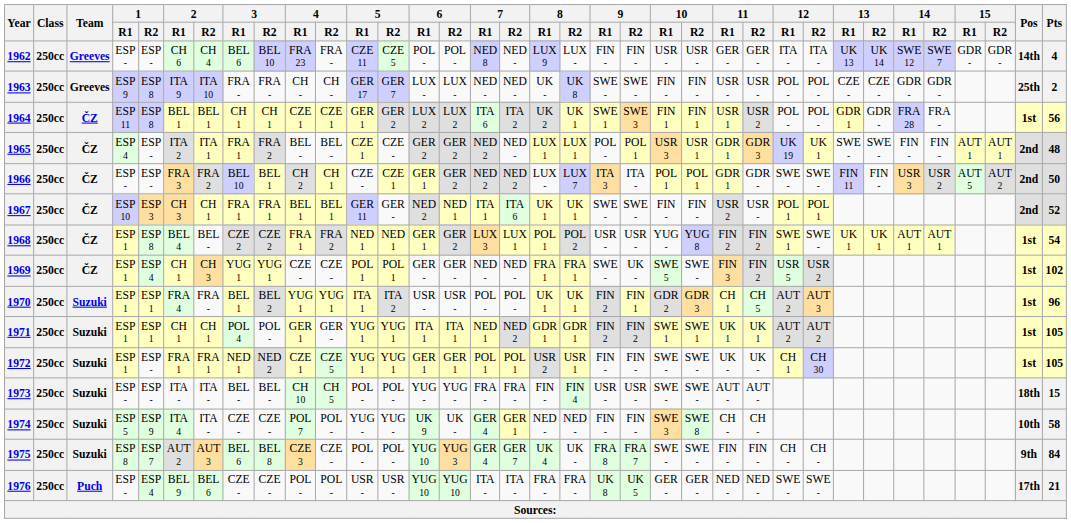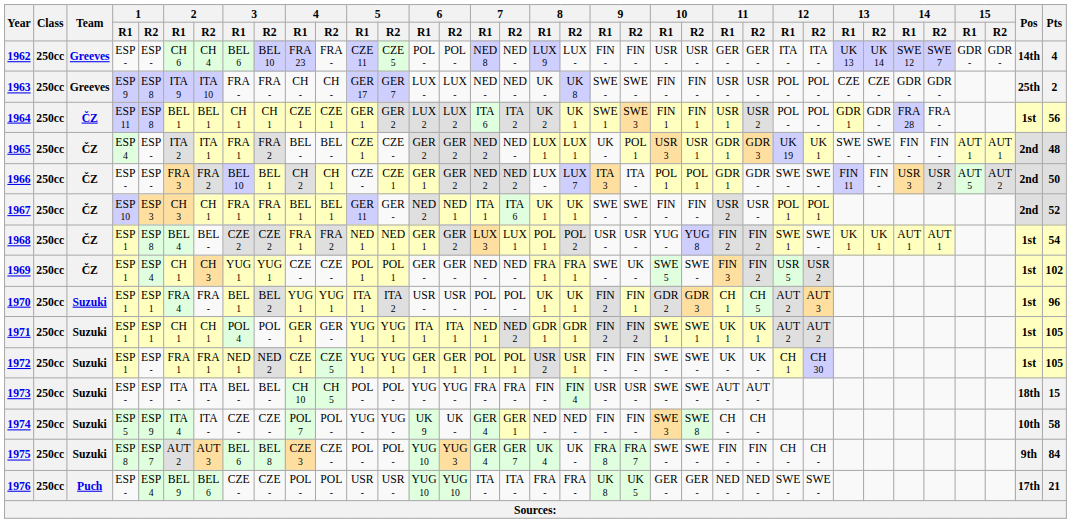(605, 148) POL - -> (605, 148) UK -
